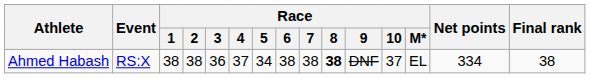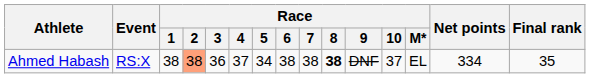(194, 62) no background -> (194, 62) lightsalmon background
(547, 62) 38 -> (547, 62) 35
